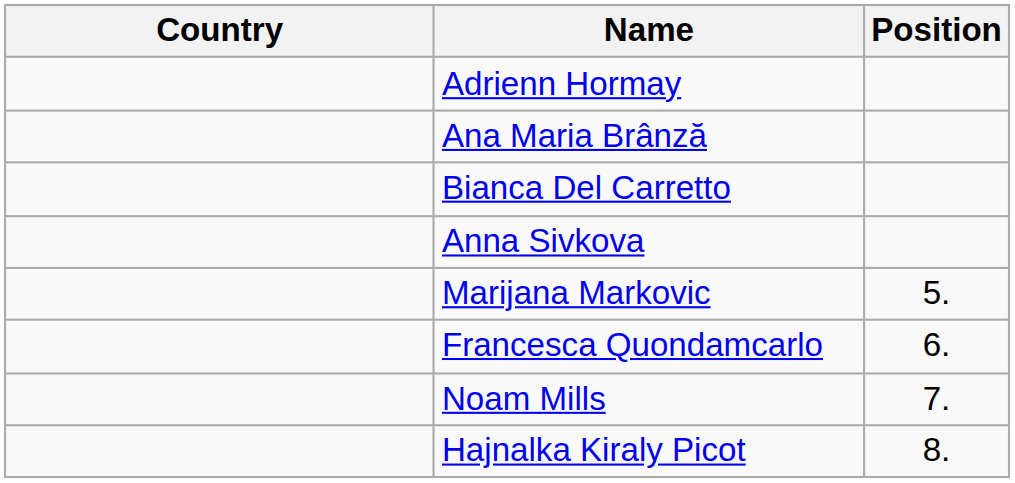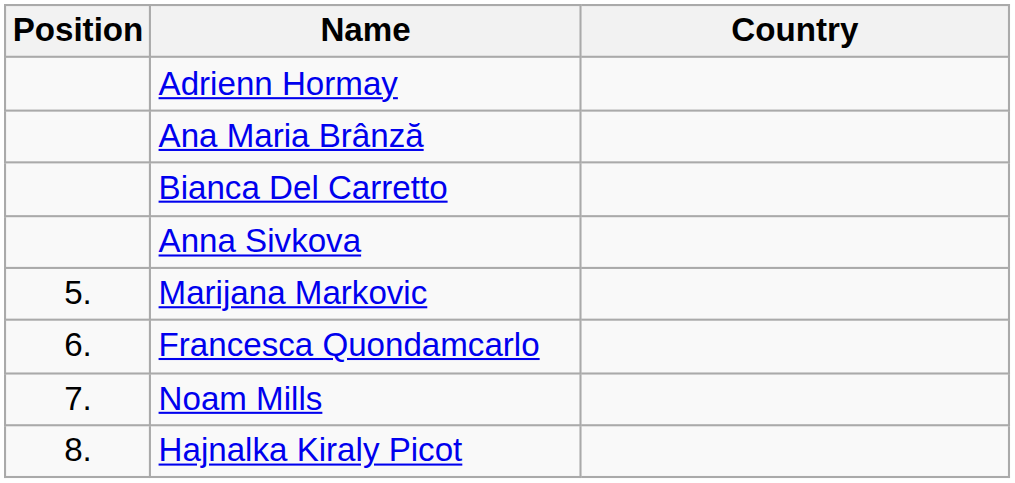columns swapped: (937, 30) <-> (220, 30)
